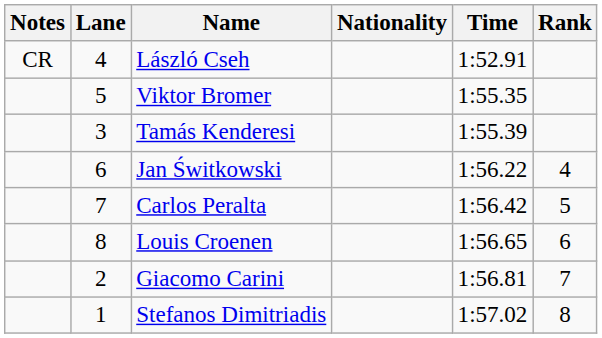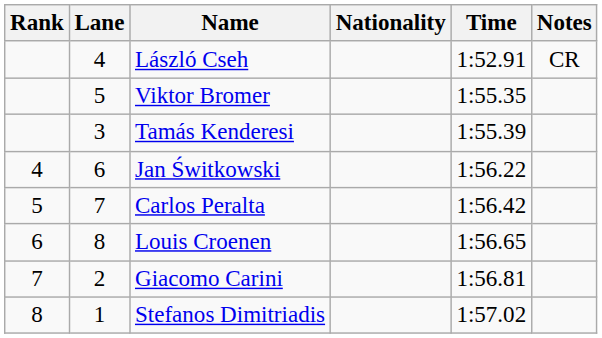columns swapped: (565, 22) <-> (38, 22)
